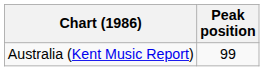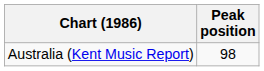(228, 54) 99 -> (228, 54) 98
